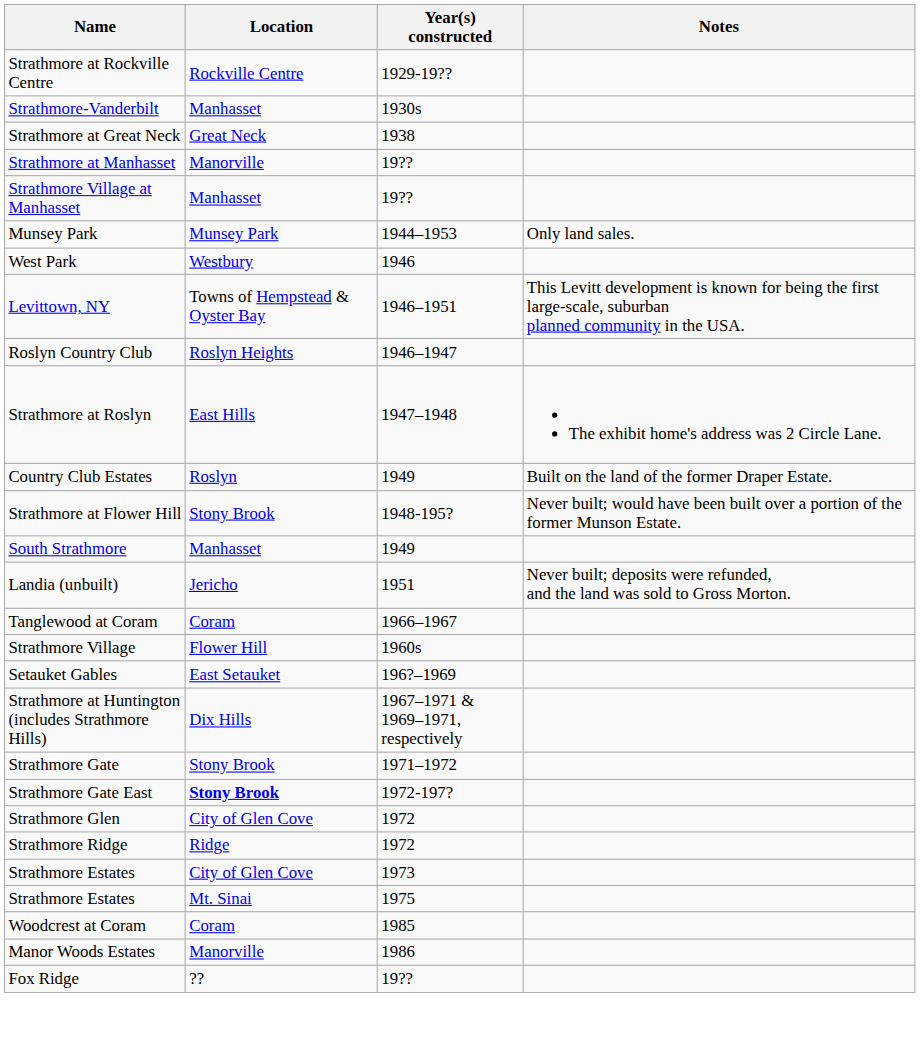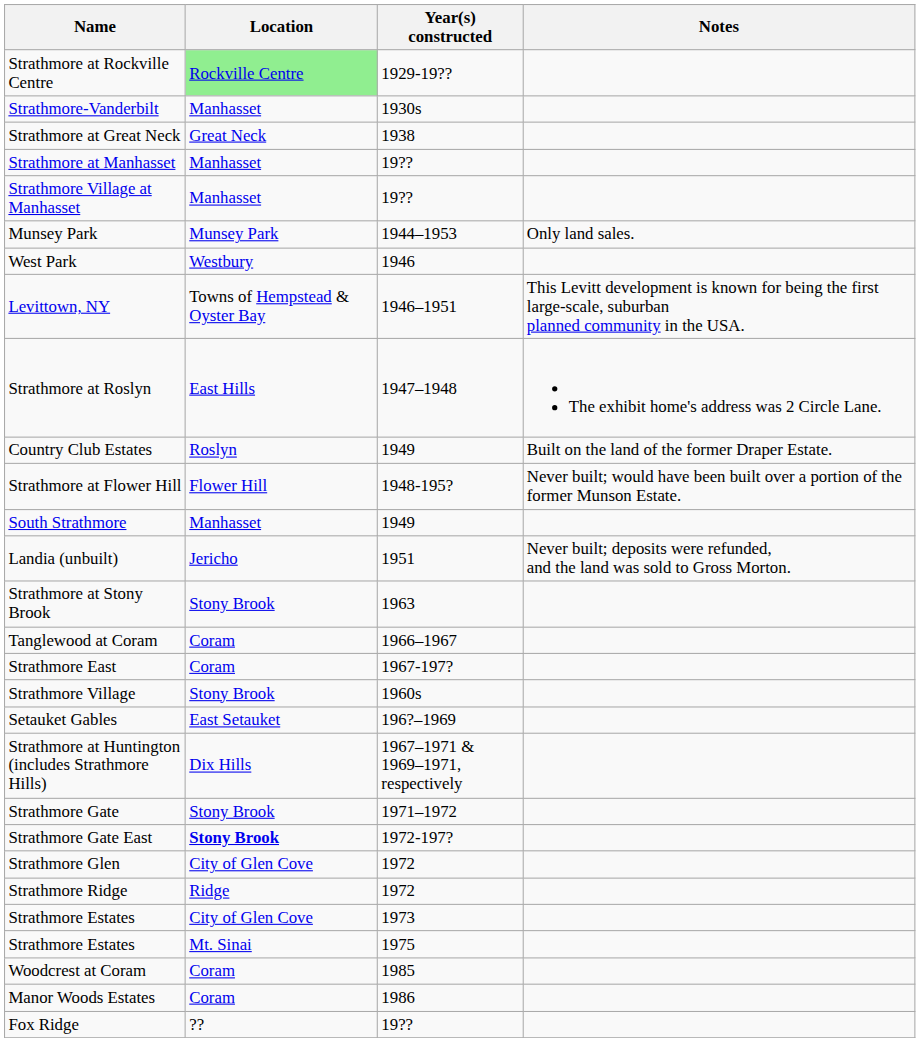(246, 72) no background -> (246, 72) lightgreen background
(227, 162) Manorville -> (225, 162) Manhasset
- row: (80, 352)
(232, 512) Stony Brook -> (228, 486) Flower Hill
+ row: (76, 603)
+ row: (62, 666)
(228, 647) Flower Hill -> (232, 693) Stony Brook
(227, 952) Manorville -> (212, 997) Coram
